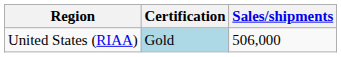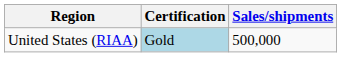(257, 39) 506,000 -> (257, 39) 500,000
